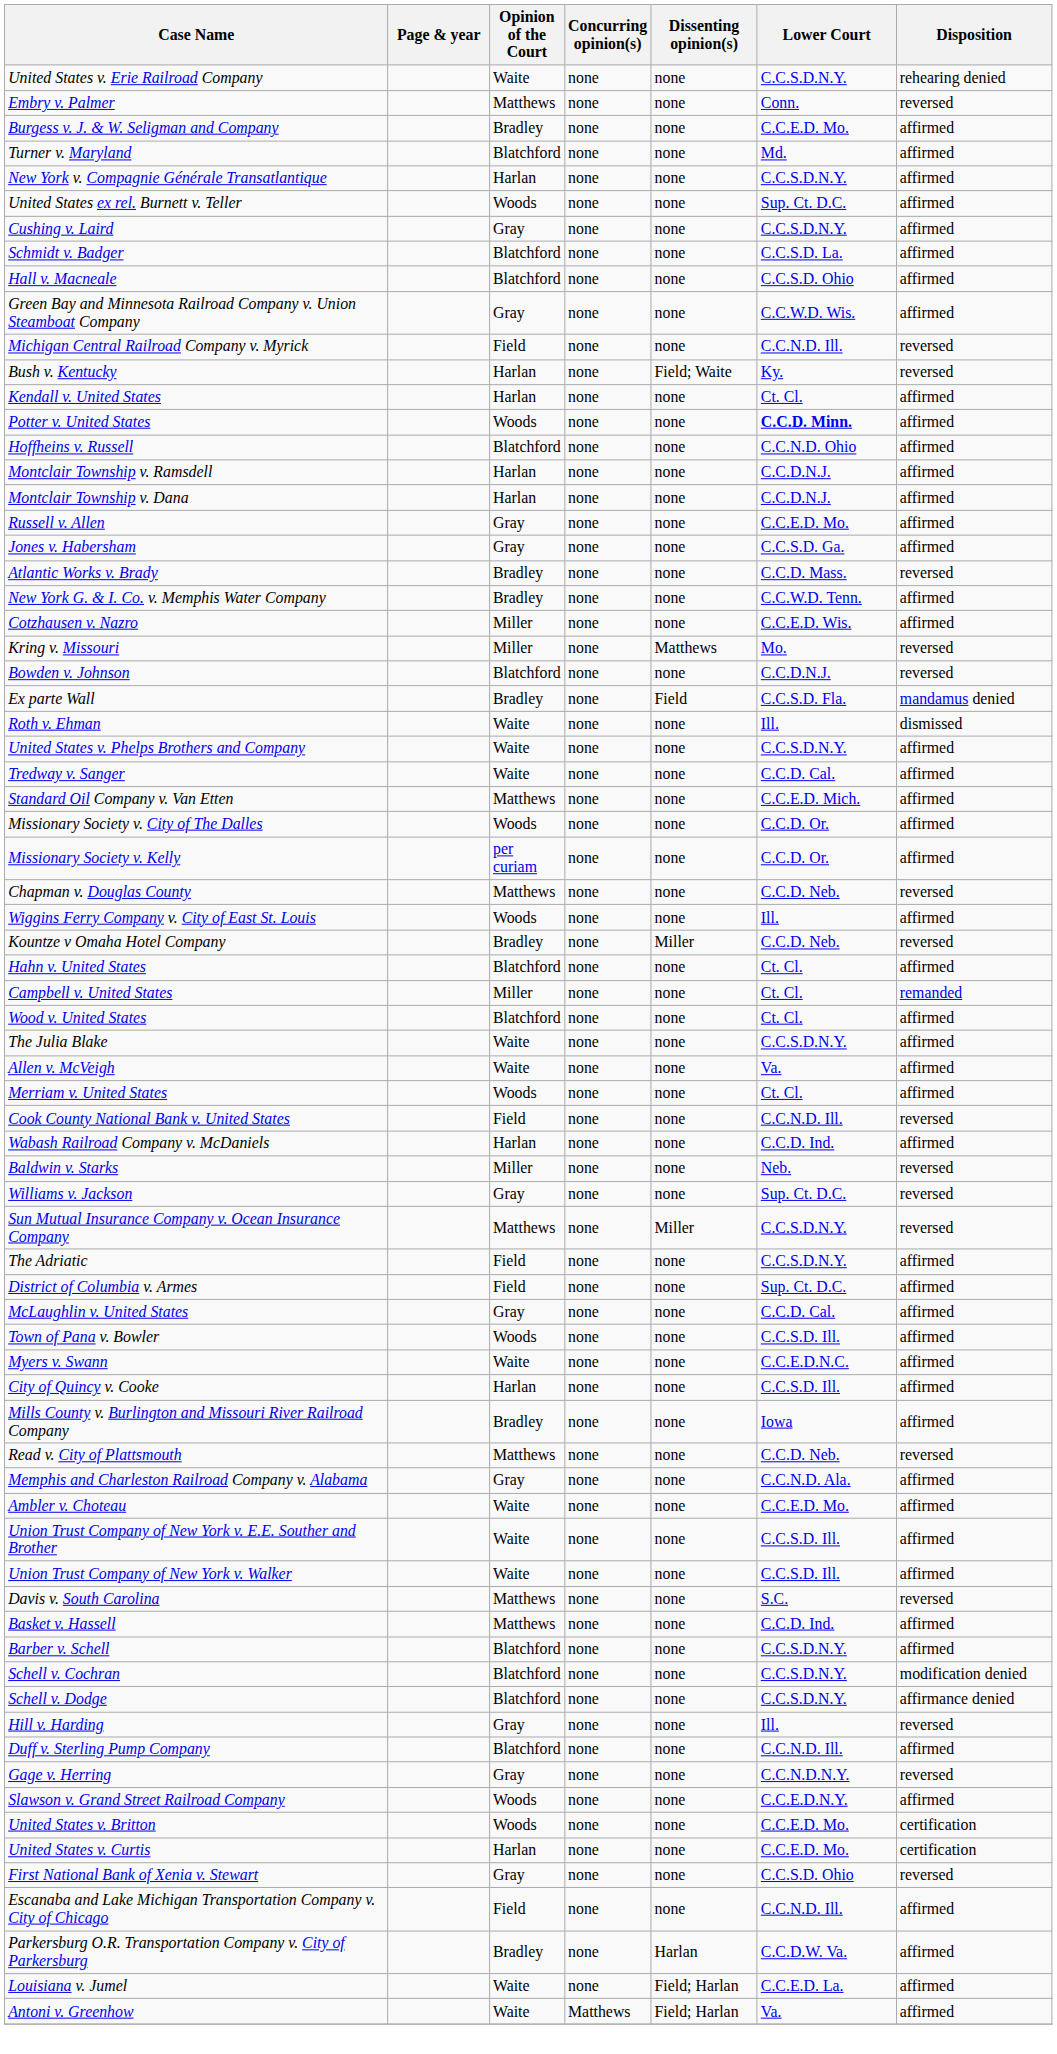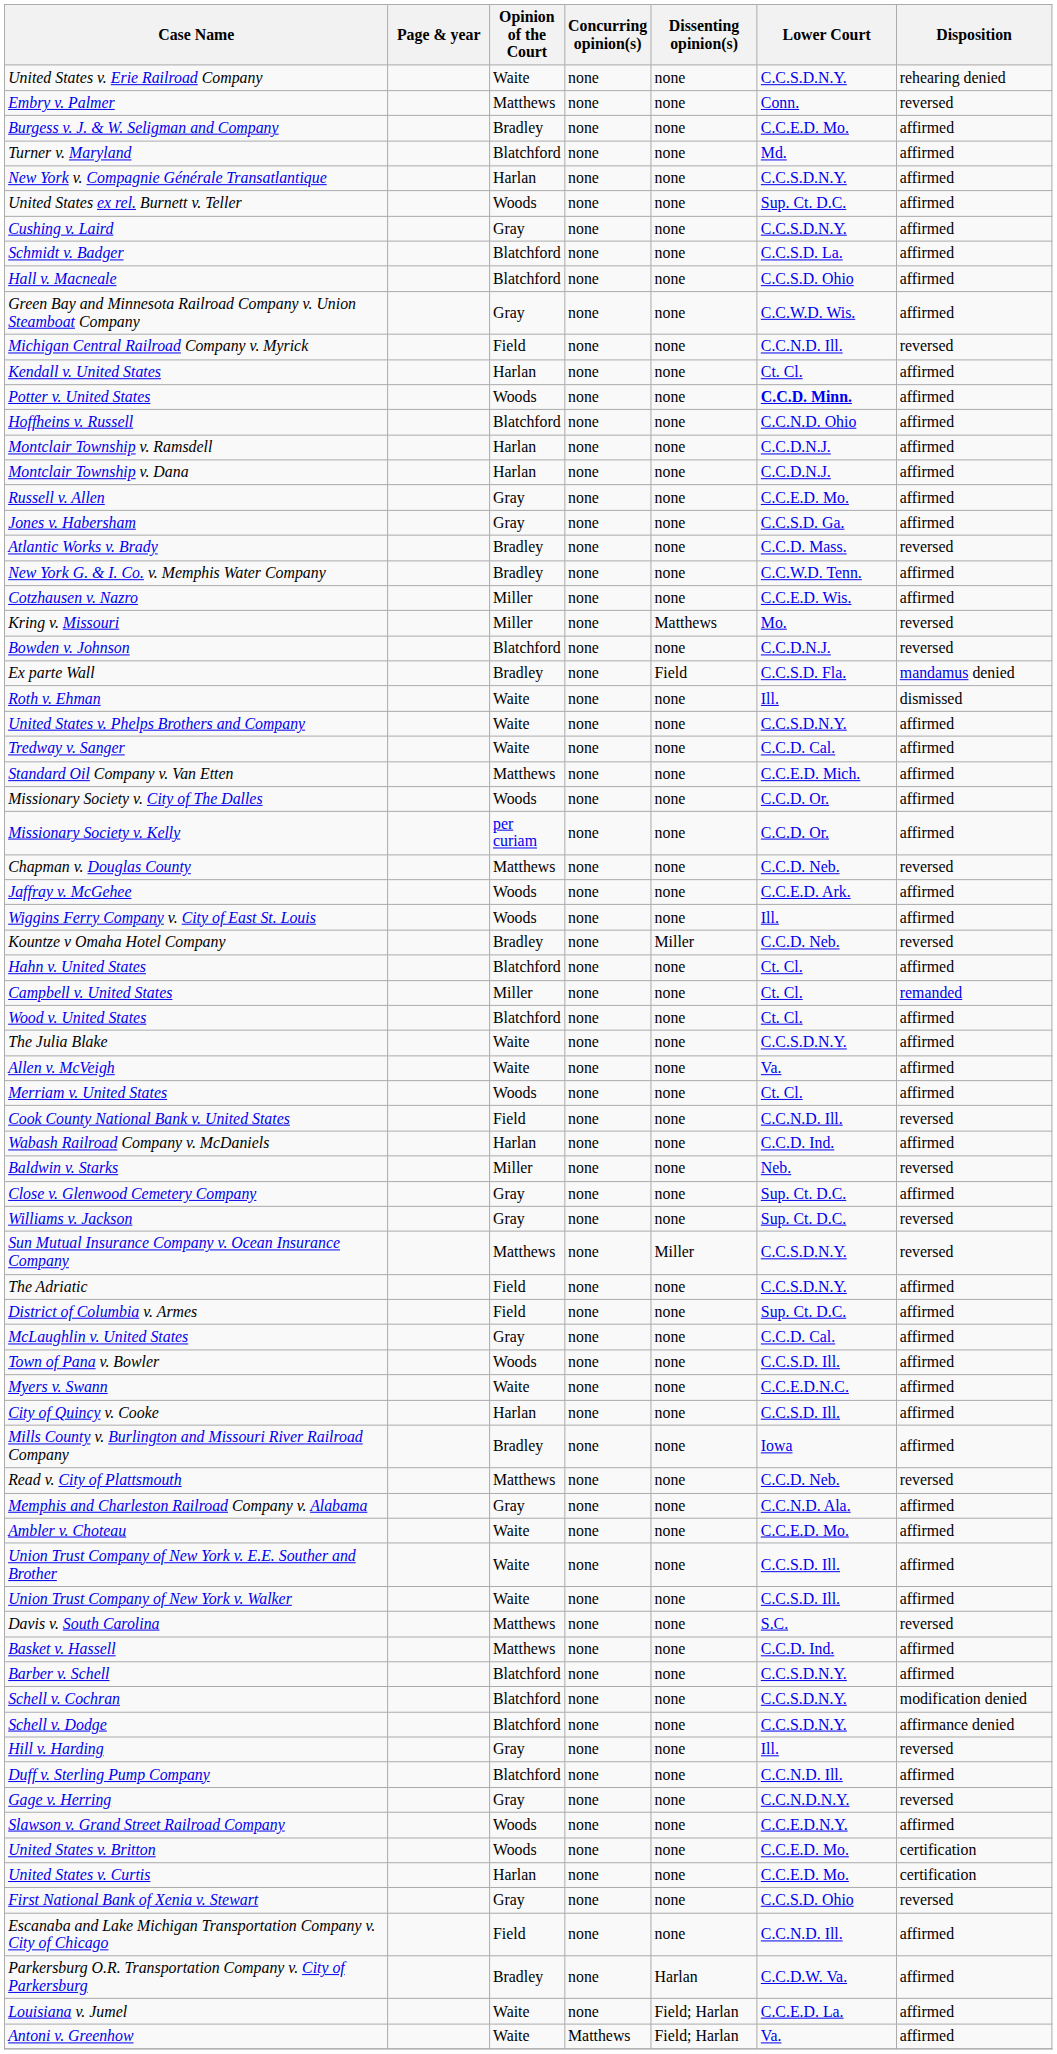- row: (62, 371)
+ row: (70, 892)
+ row: (132, 1193)
